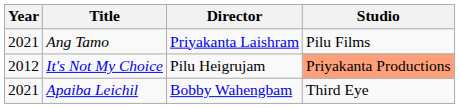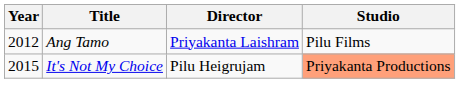(24, 41) 2021 -> (24, 41) 2012
(24, 66) 2012 -> (24, 66) 2015
- row: (92, 90)
